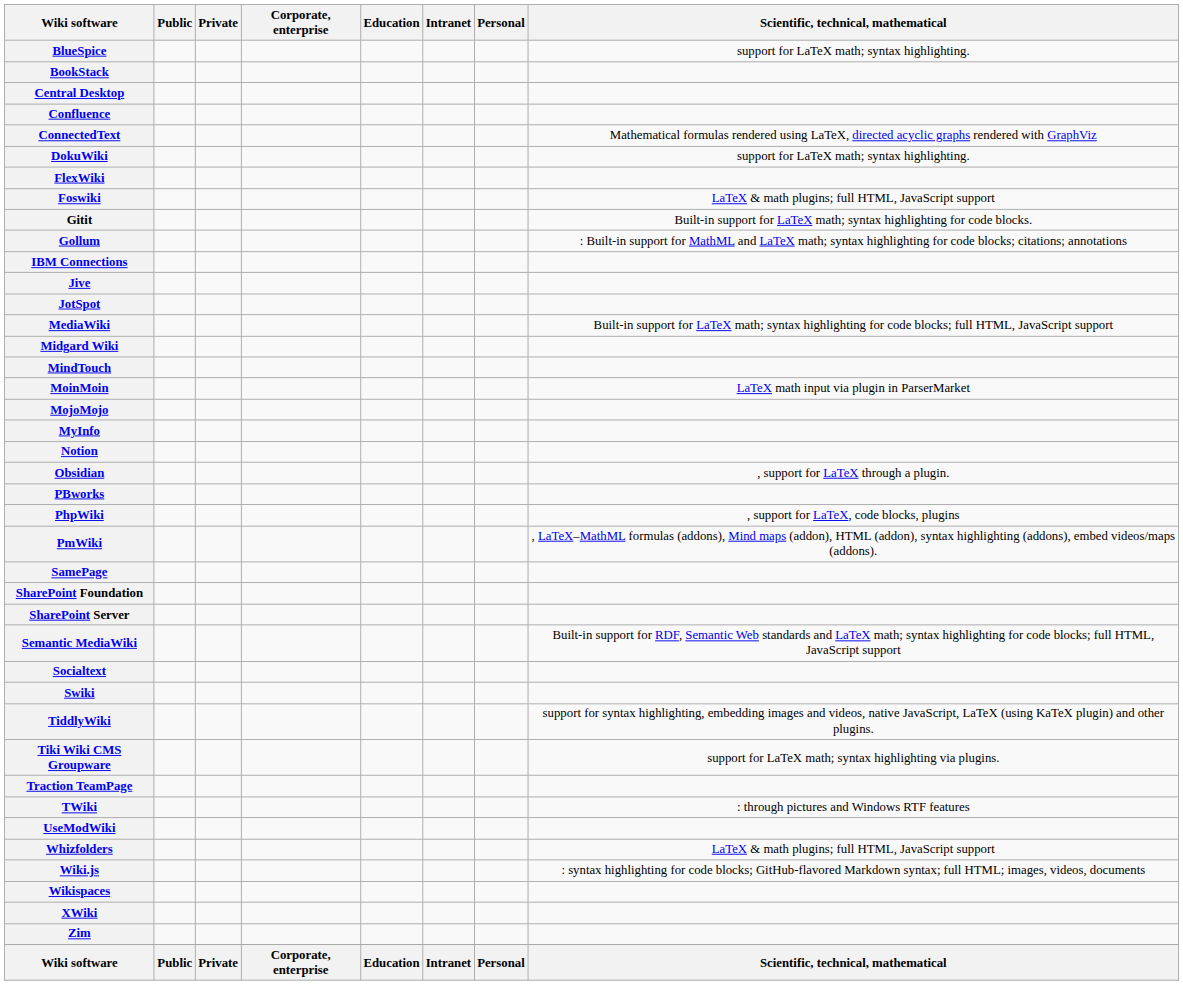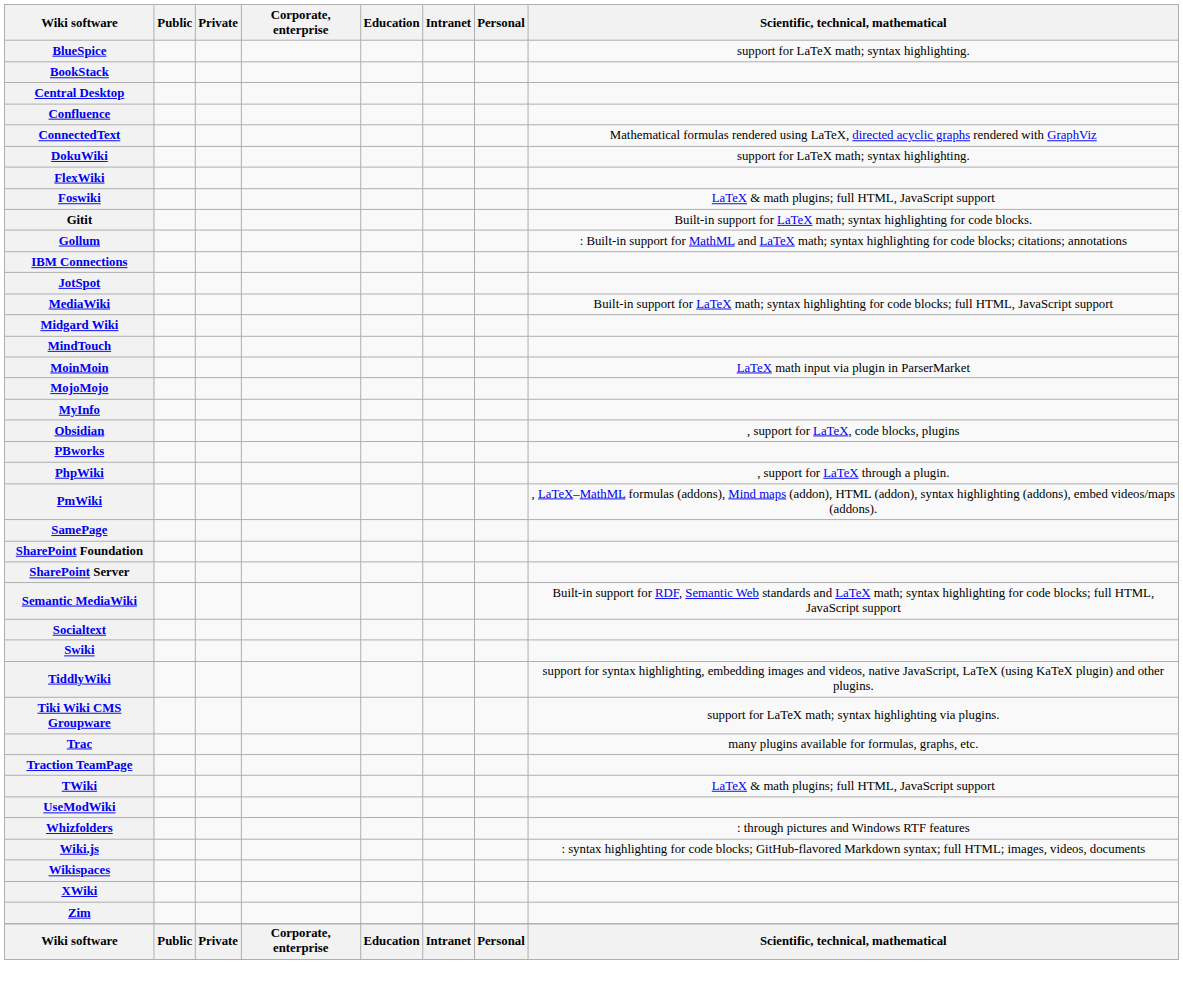- row: (79, 282)
- row: (79, 451)
(853, 472) , support for LaTeX through a plugin. -> (853, 430) , support for LaTeX, code blocks, plugins
(853, 514) , support for LaTeX, code blocks, plugins -> (853, 472) , support for LaTeX through a plugin.
+ row: (79, 743)
(853, 806) : through pictures and Windows RTF features -> (853, 785) LaTeX & math plugins; full HTML, JavaScript support
(853, 849) LaTeX & math plugins; full HTML, JavaScript support -> (853, 828) : through pictures and Windows RTF features
